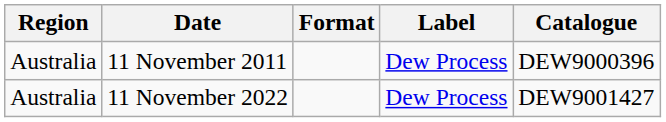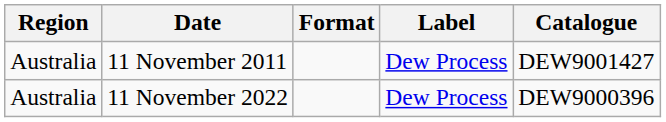(586, 60) DEW9000396 -> (586, 60) DEW9001427
(586, 97) DEW9001427 -> (586, 97) DEW9000396
